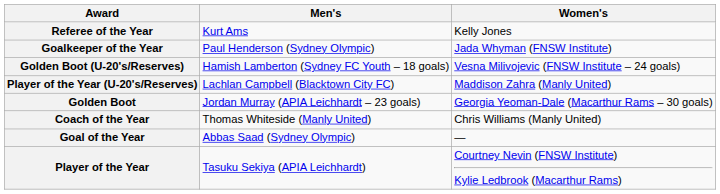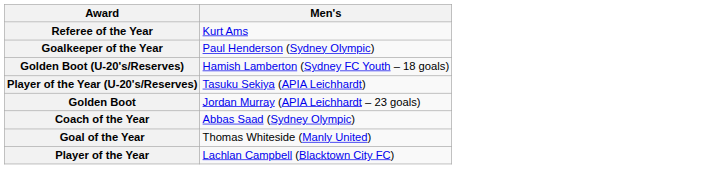- column: (583, 13)
(298, 84) Lachlan Campbell (Blacktown City FC) -> (284, 84) Tasuku Sekiya (APIA Leichhardt)
(287, 119) Thomas Whiteside (Manly United) -> (279, 119) Abbas Saad (Sydney Olympic)
(279, 137) Abbas Saad (Sydney Olympic) -> (287, 137) Thomas Whiteside (Manly United)
(284, 168) Tasuku Sekiya (APIA Leichhardt) -> (298, 155) Lachlan Campbell (Blacktown City FC)
